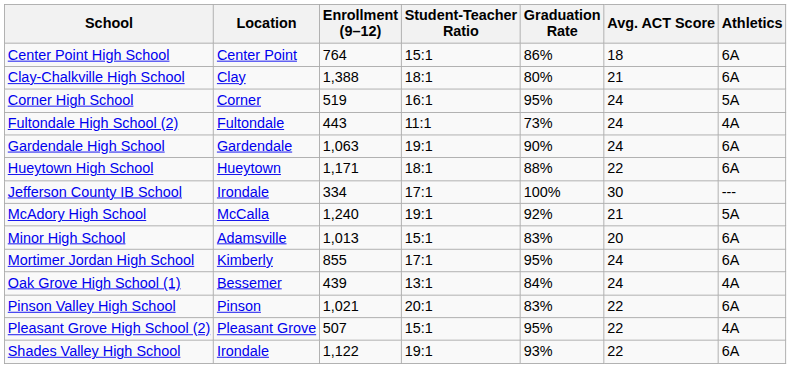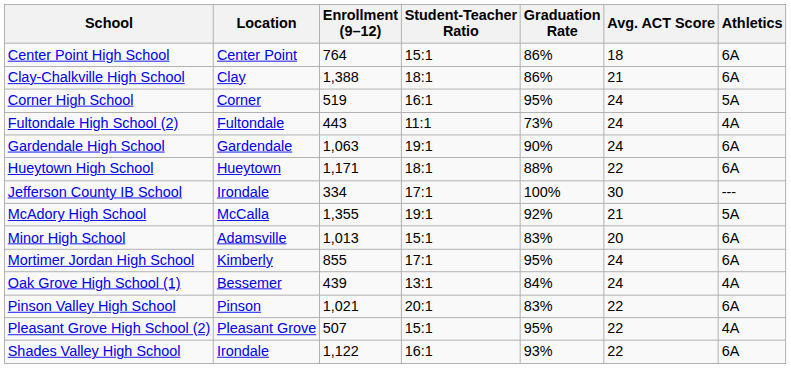(538, 77) 80% -> (538, 77) 86%
(341, 214) 1,240 -> (341, 214) 1,355
(419, 351) 19:1 -> (419, 351) 16:1
